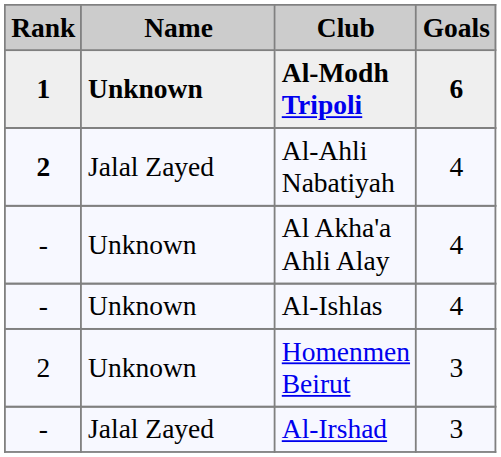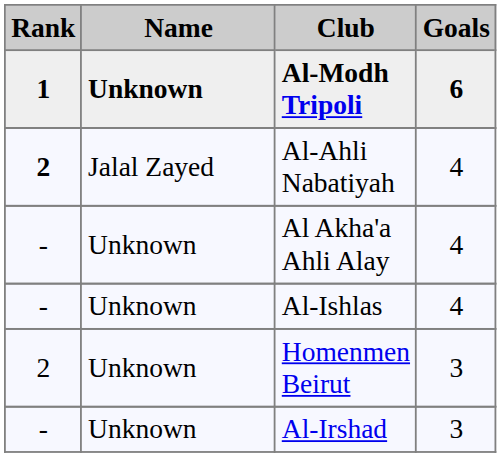(151, 428) Jalal Zayed -> (142, 428) Unknown
